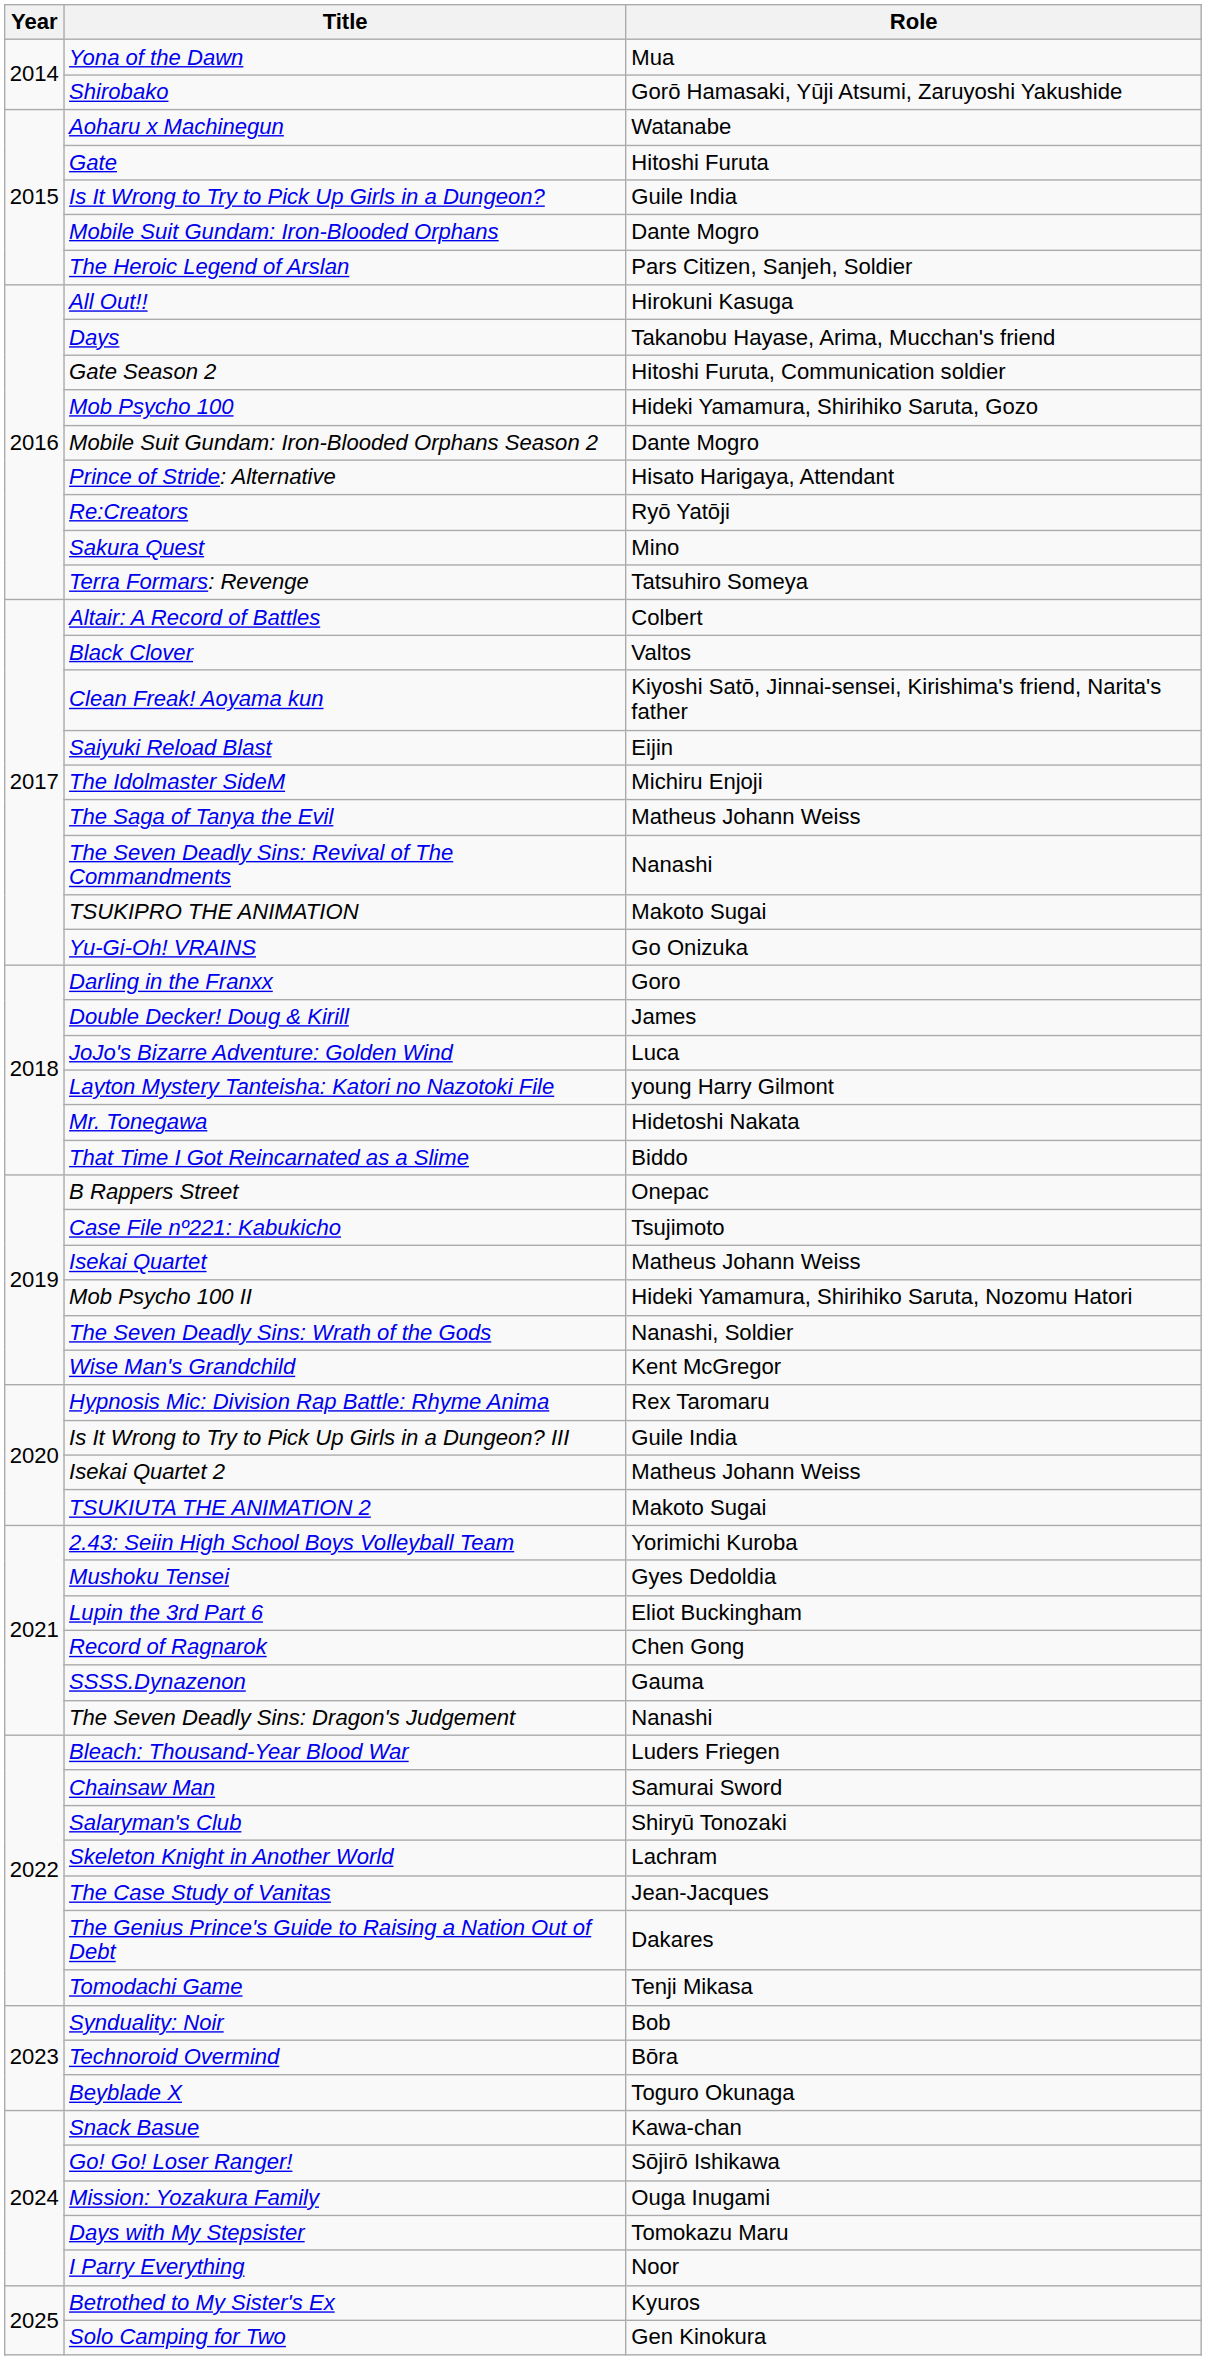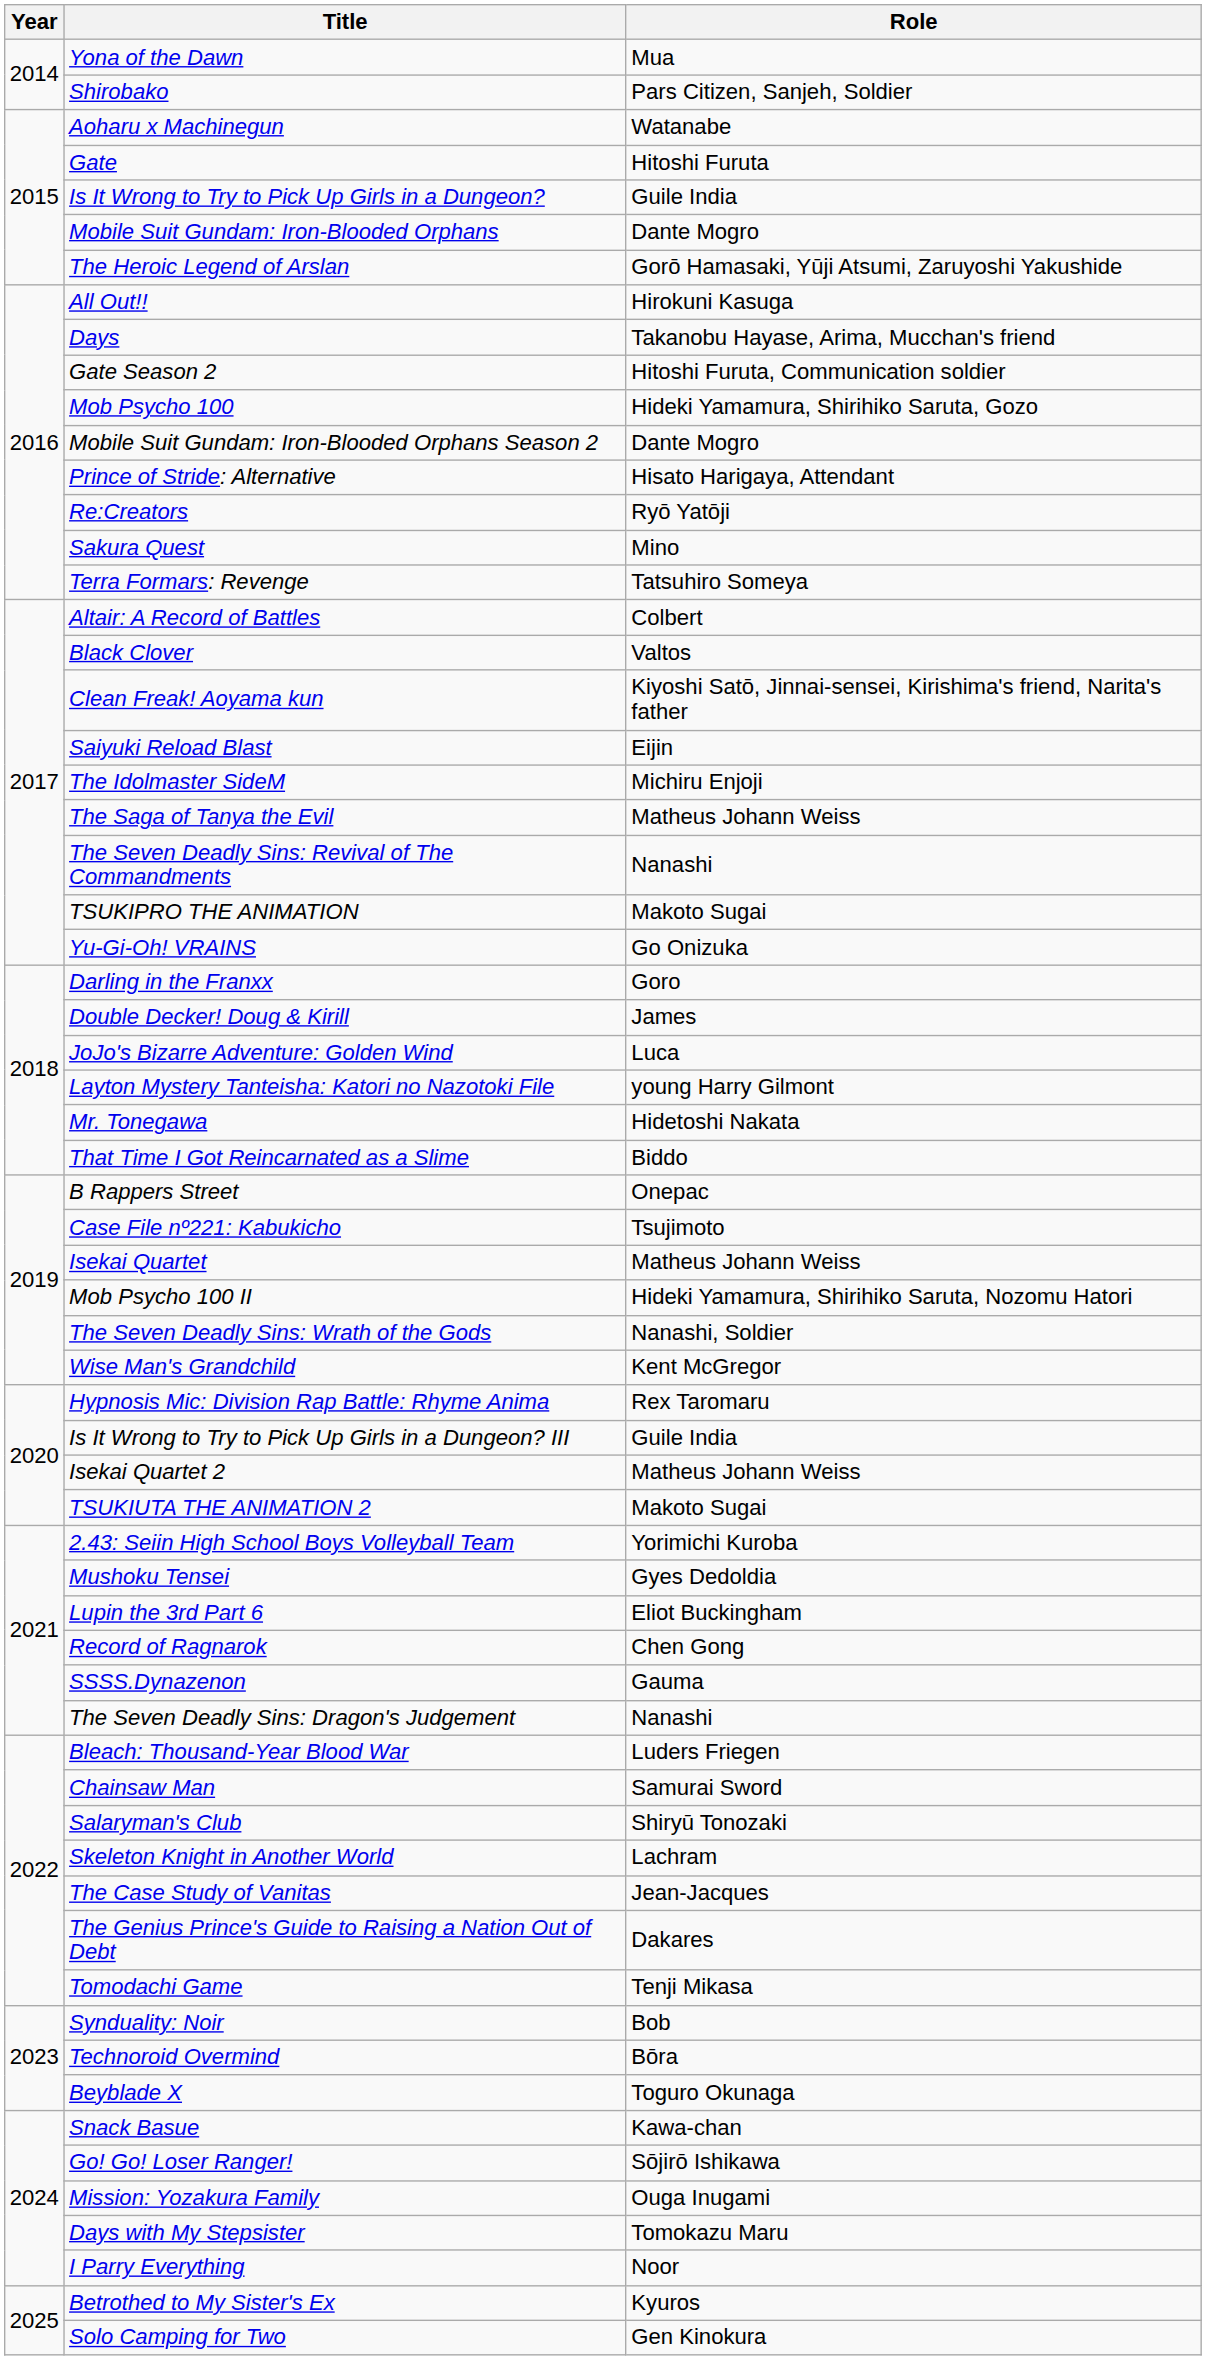(877, 92) Gorō Hamasaki, Yūji Atsumi, Zaruyoshi Yakushide -> (772, 92) Pars Citizen, Sanjeh, Soldier
(772, 267) Pars Citizen, Sanjeh, Soldier -> (877, 267) Gorō Hamasaki, Yūji Atsumi, Zaruyoshi Yakushide
